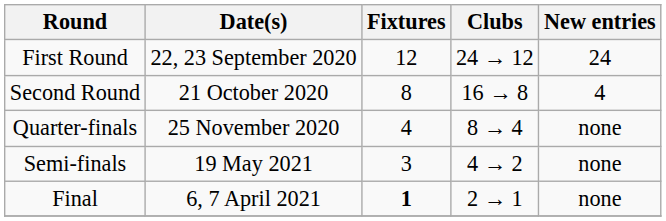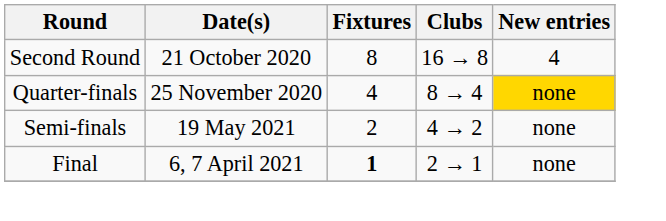- row: (75, 57)
(600, 127) no background -> (554, 92) gold background
(406, 163) 3 -> (372, 127) 2
